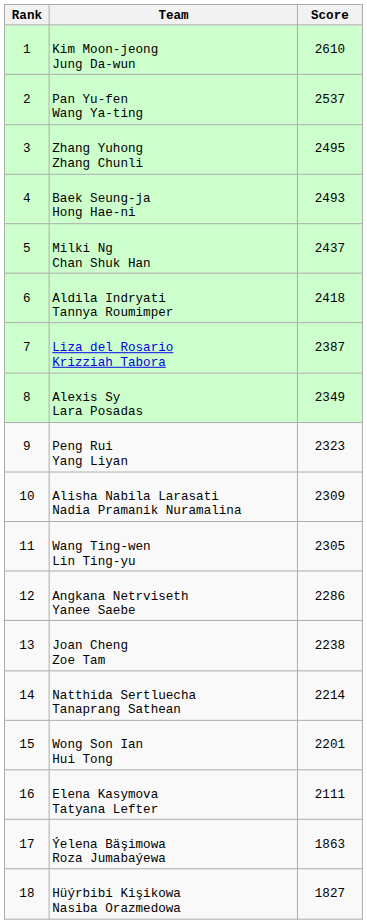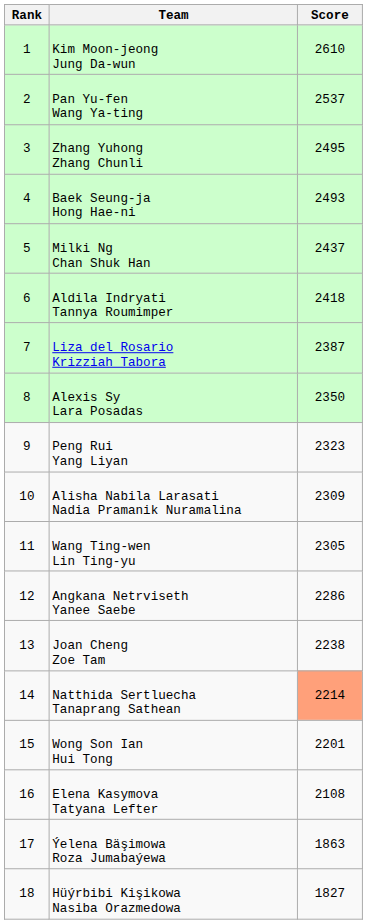(330, 397) 2349 -> (330, 397) 2350
(330, 695) no background -> (330, 695) lightsalmon background
(330, 795) 2111 -> (330, 795) 2108
